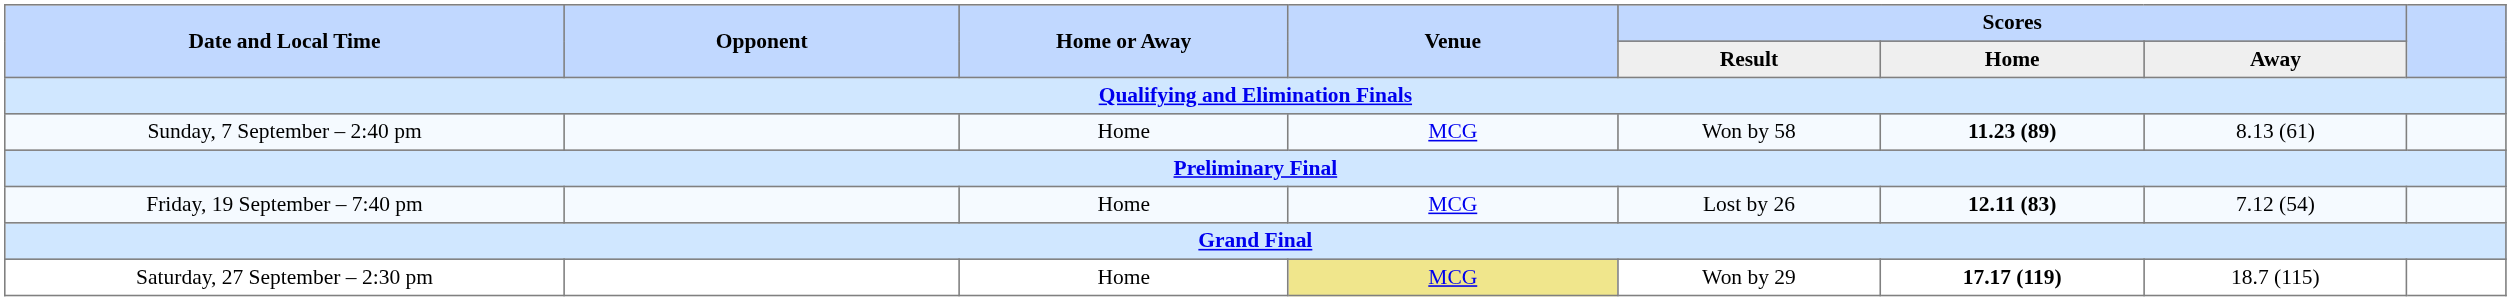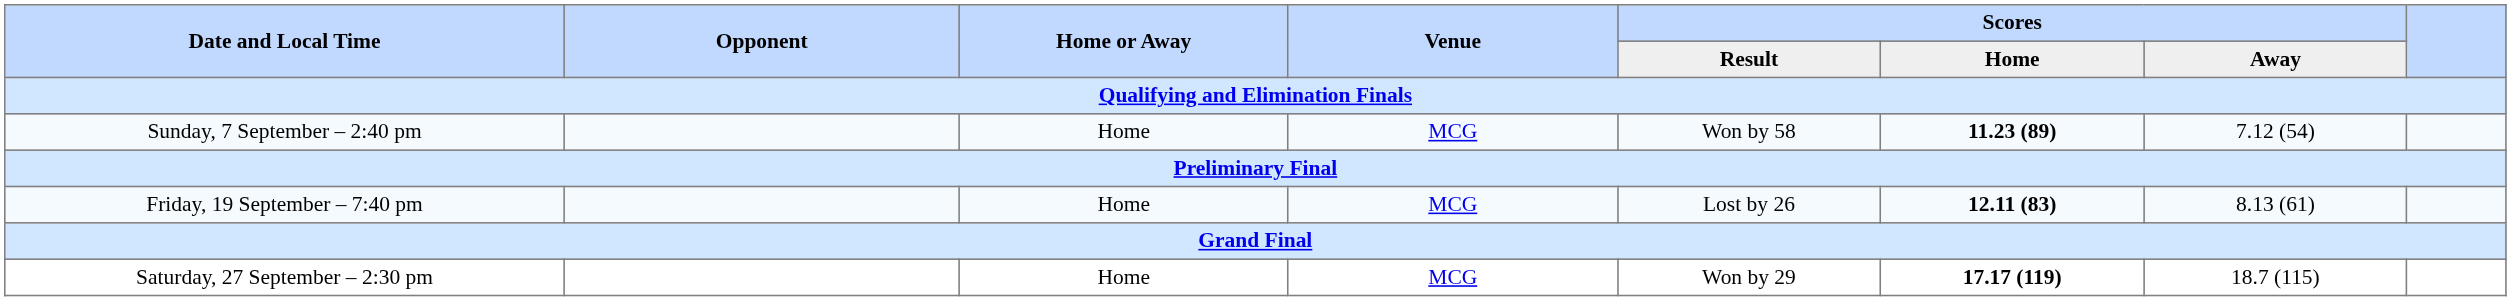(2275, 131) 8.13 (61) -> (2275, 131) 7.12 (54)
(2275, 204) 7.12 (54) -> (2275, 204) 8.13 (61)
(1453, 277) khaki background -> (1453, 277) no background
